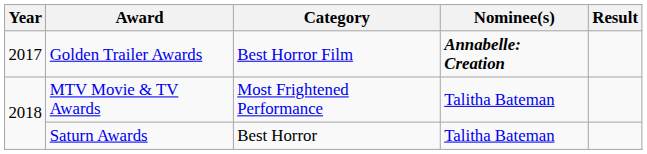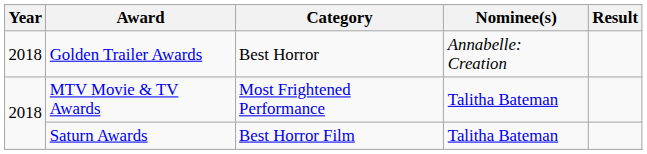(25, 53) 2017 -> (25, 53) 2018
(295, 53) Best Horror Film -> (279, 53) Best Horror
(483, 53) bold -> (485, 53) normal
(277, 135) Best Horror -> (297, 135) Best Horror Film
